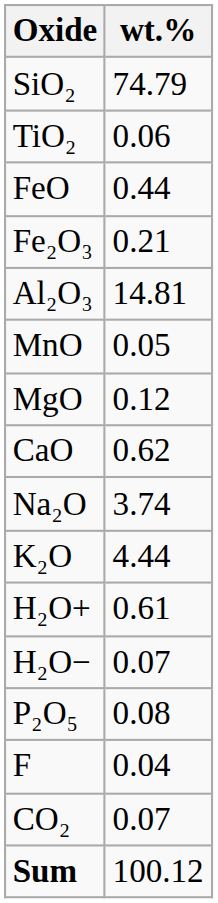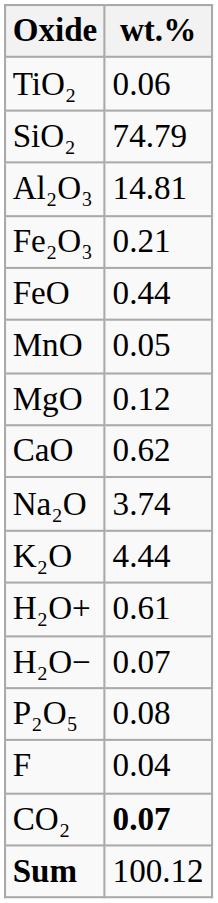rows swapped: (44, 83) <-> (45, 135)
rows swapped: (53, 293) <-> (41, 188)
(142, 818) normal -> (142, 818) bold
